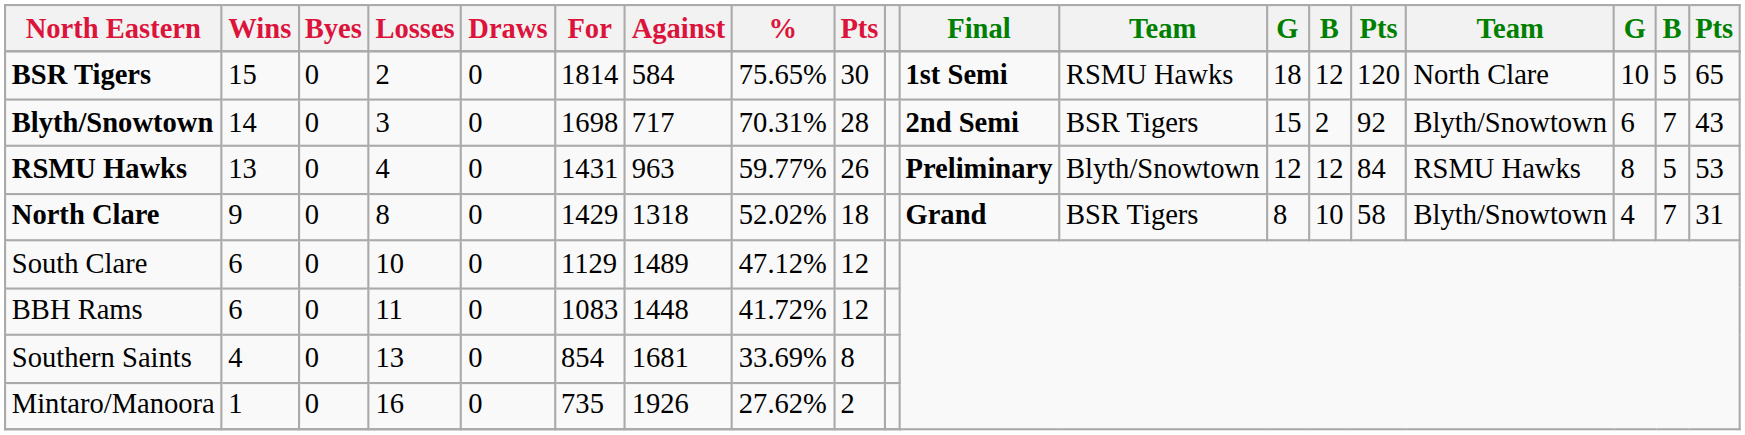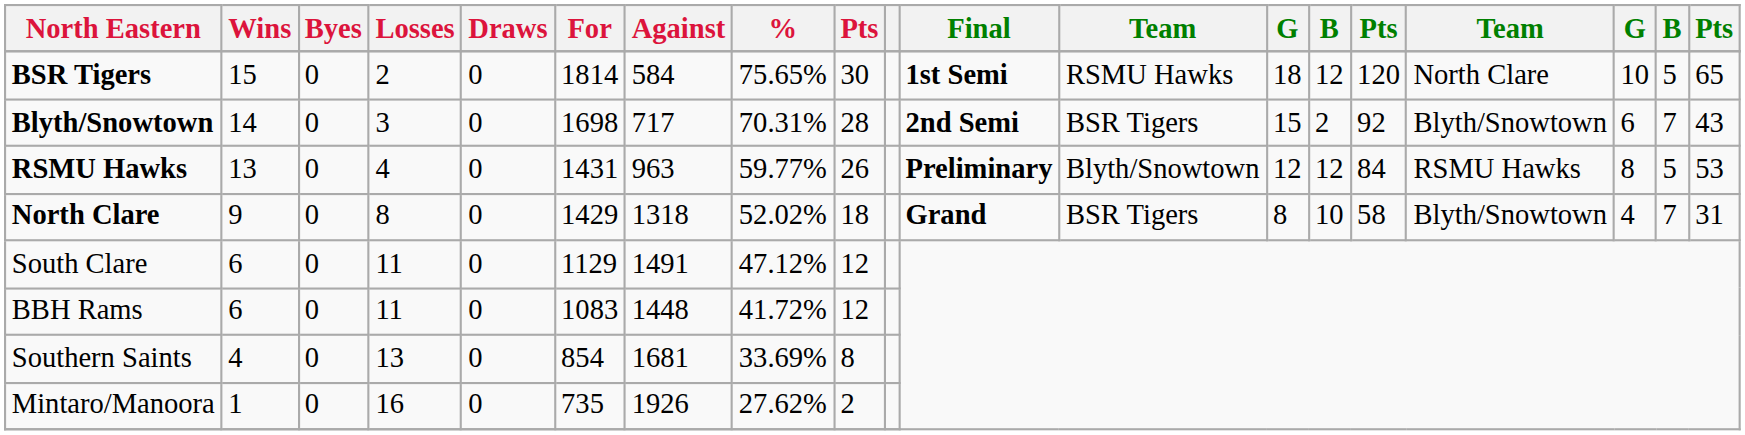(390, 263) 10 -> (389, 263) 11
(660, 263) 1489 -> (660, 263) 1491
